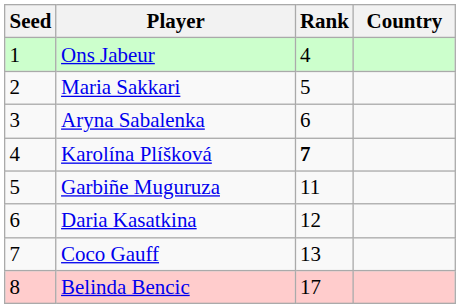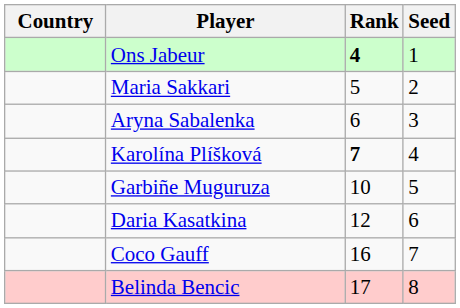columns swapped: (404, 21) <-> (30, 21)
(305, 54) normal -> (355, 54) bold
(310, 187) 11 -> (360, 187) 10
(310, 253) 13 -> (360, 253) 16
